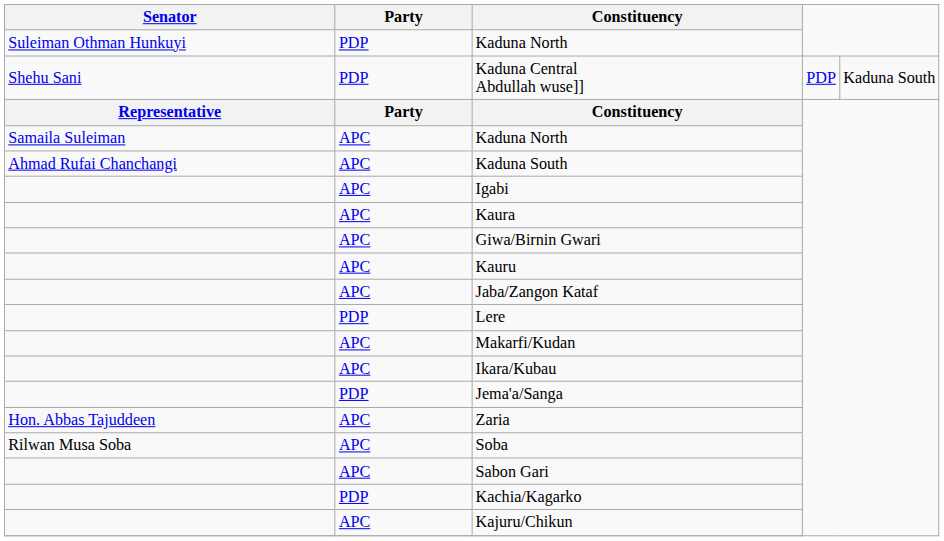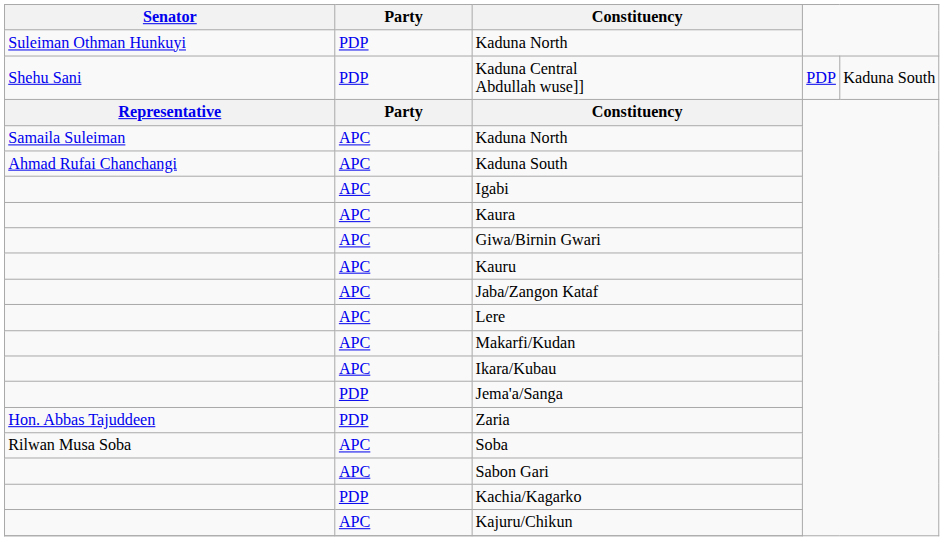(354, 317) PDP -> (355, 317) APC
(355, 419) APC -> (354, 419) PDP
